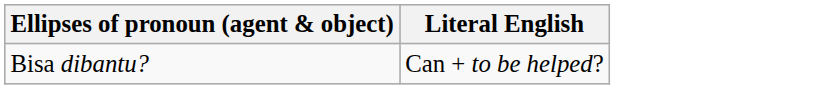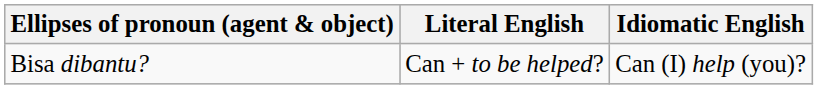+ column: (711, 24)
